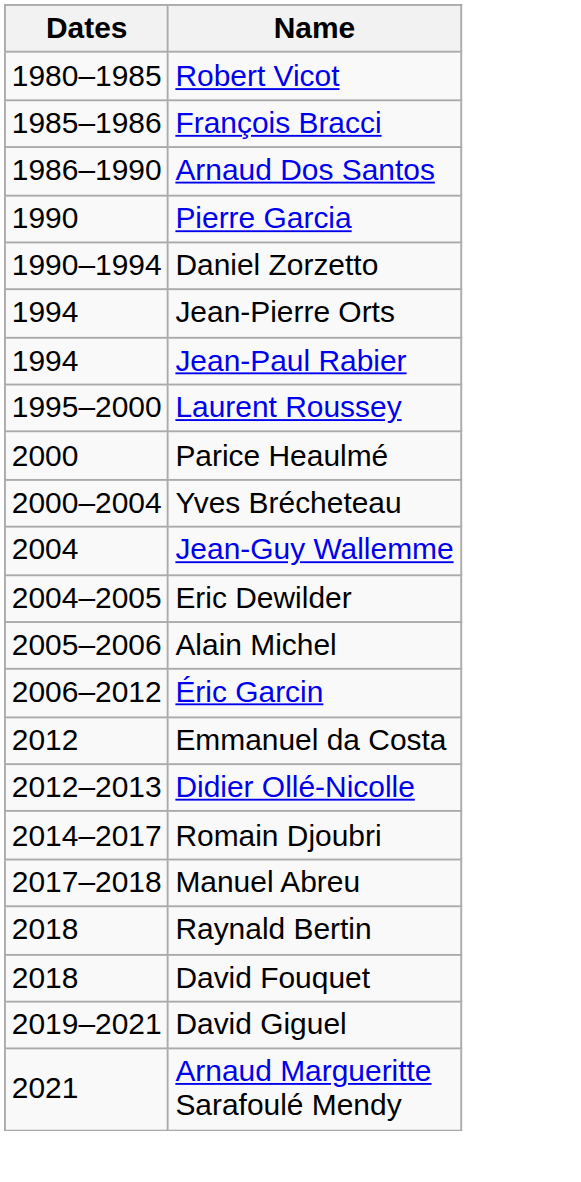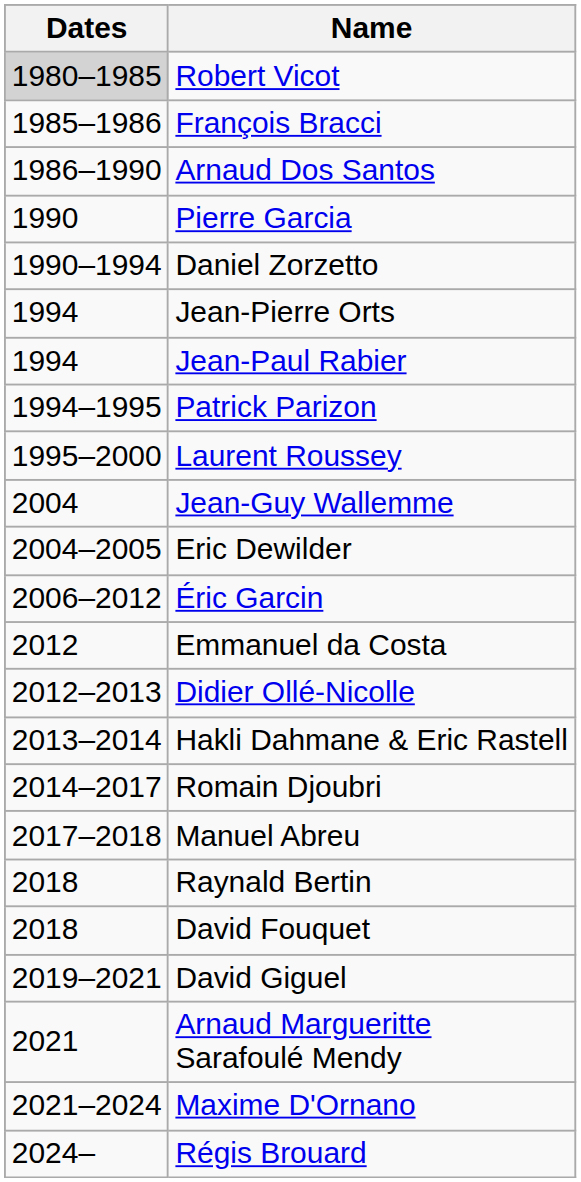(87, 75) no background -> (87, 75) lightgrey background
+ row: (276, 407)
- row: (282, 455)
- row: (289, 502)
- row: (256, 645)
+ row: (372, 739)
+ row: (295, 1105)
+ row: (271, 1153)
